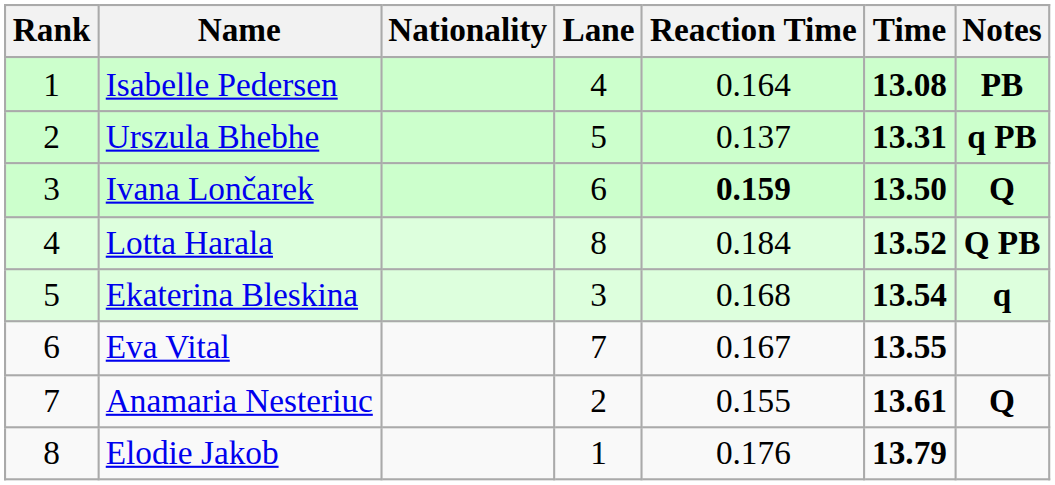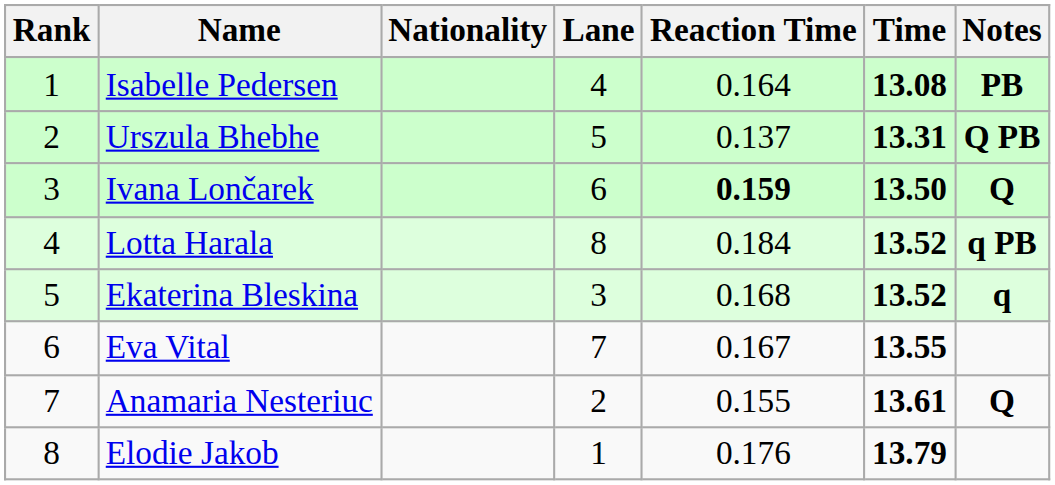(1002, 136) q PB -> (1002, 136) Q PB
(1002, 242) Q PB -> (1002, 242) q PB
(910, 294) 13.54 -> (910, 294) 13.52
